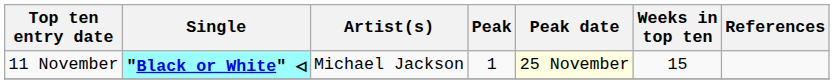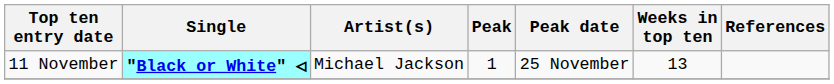(575, 65) lightyellow background -> (575, 65) no background
(677, 65) 15 -> (677, 65) 13
